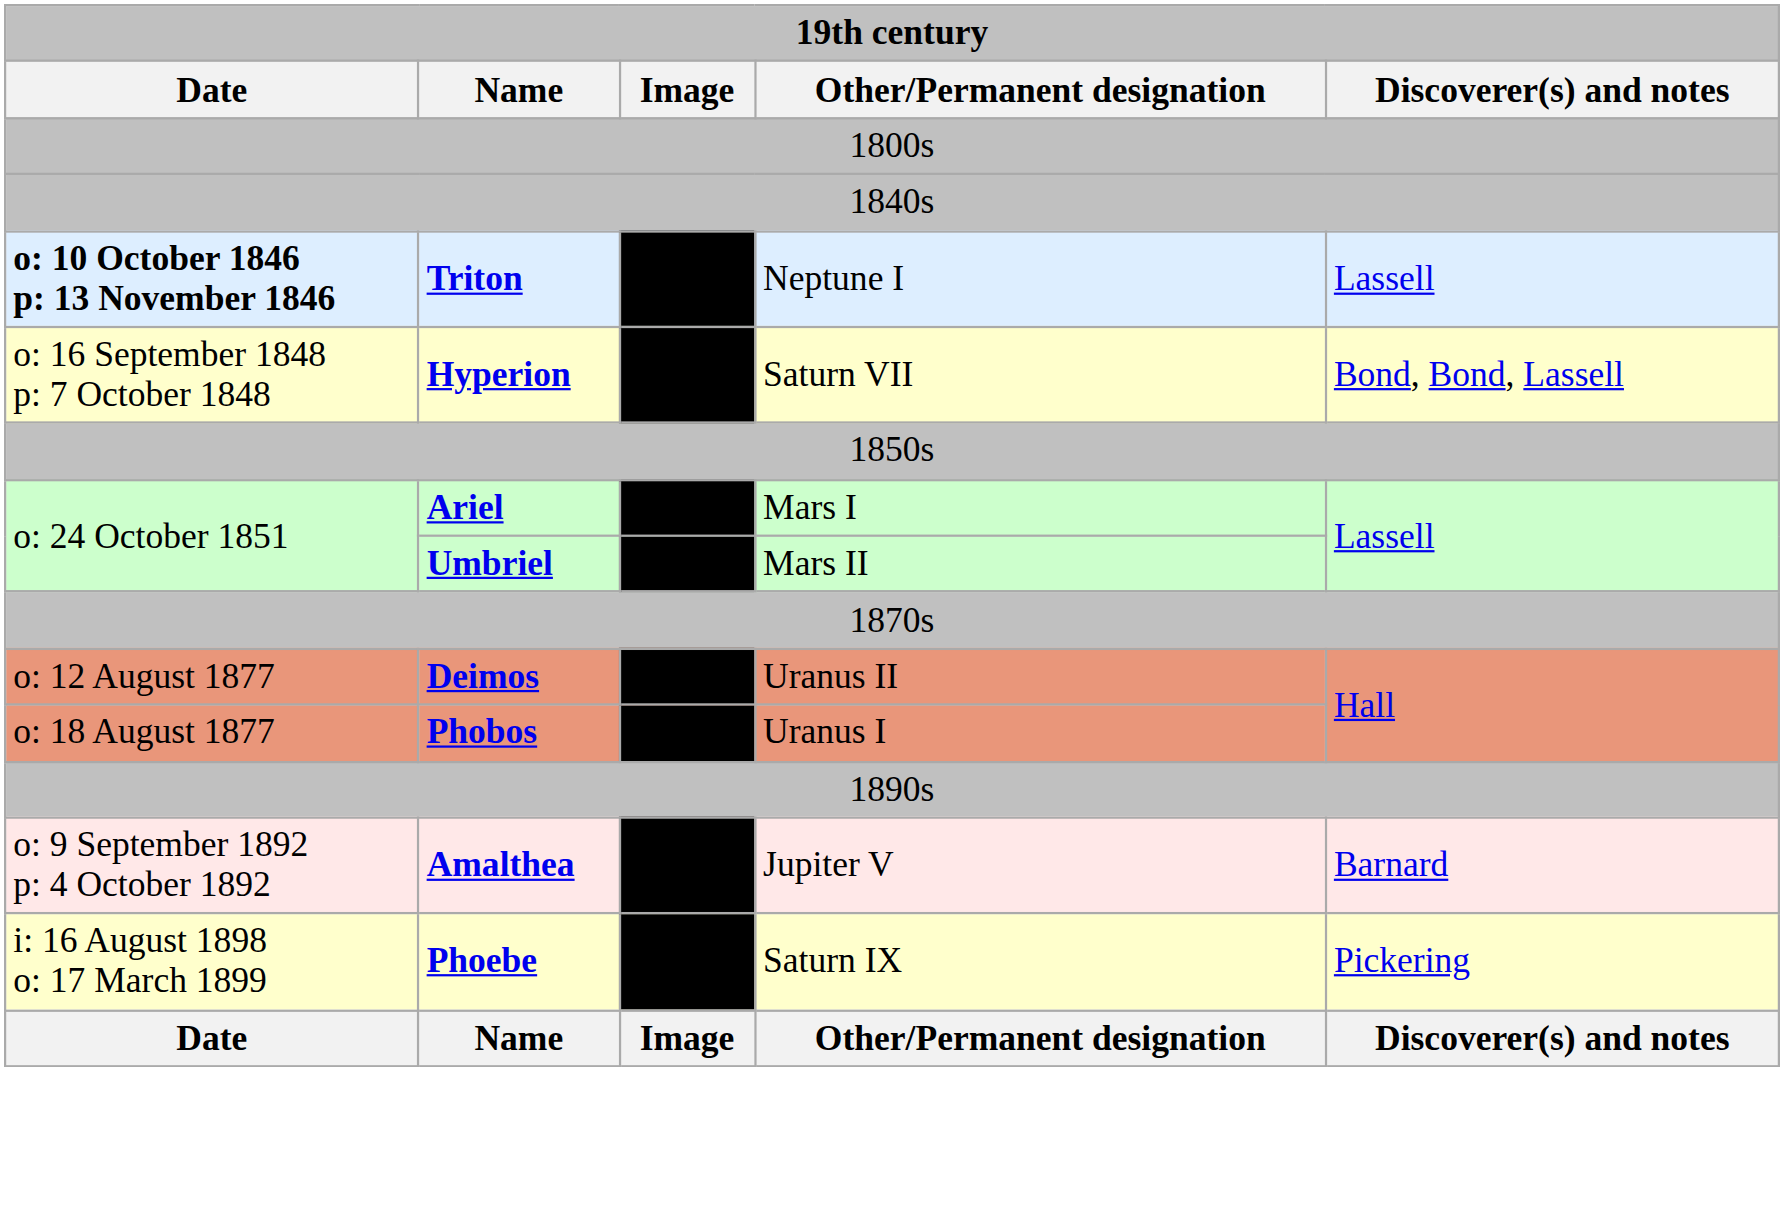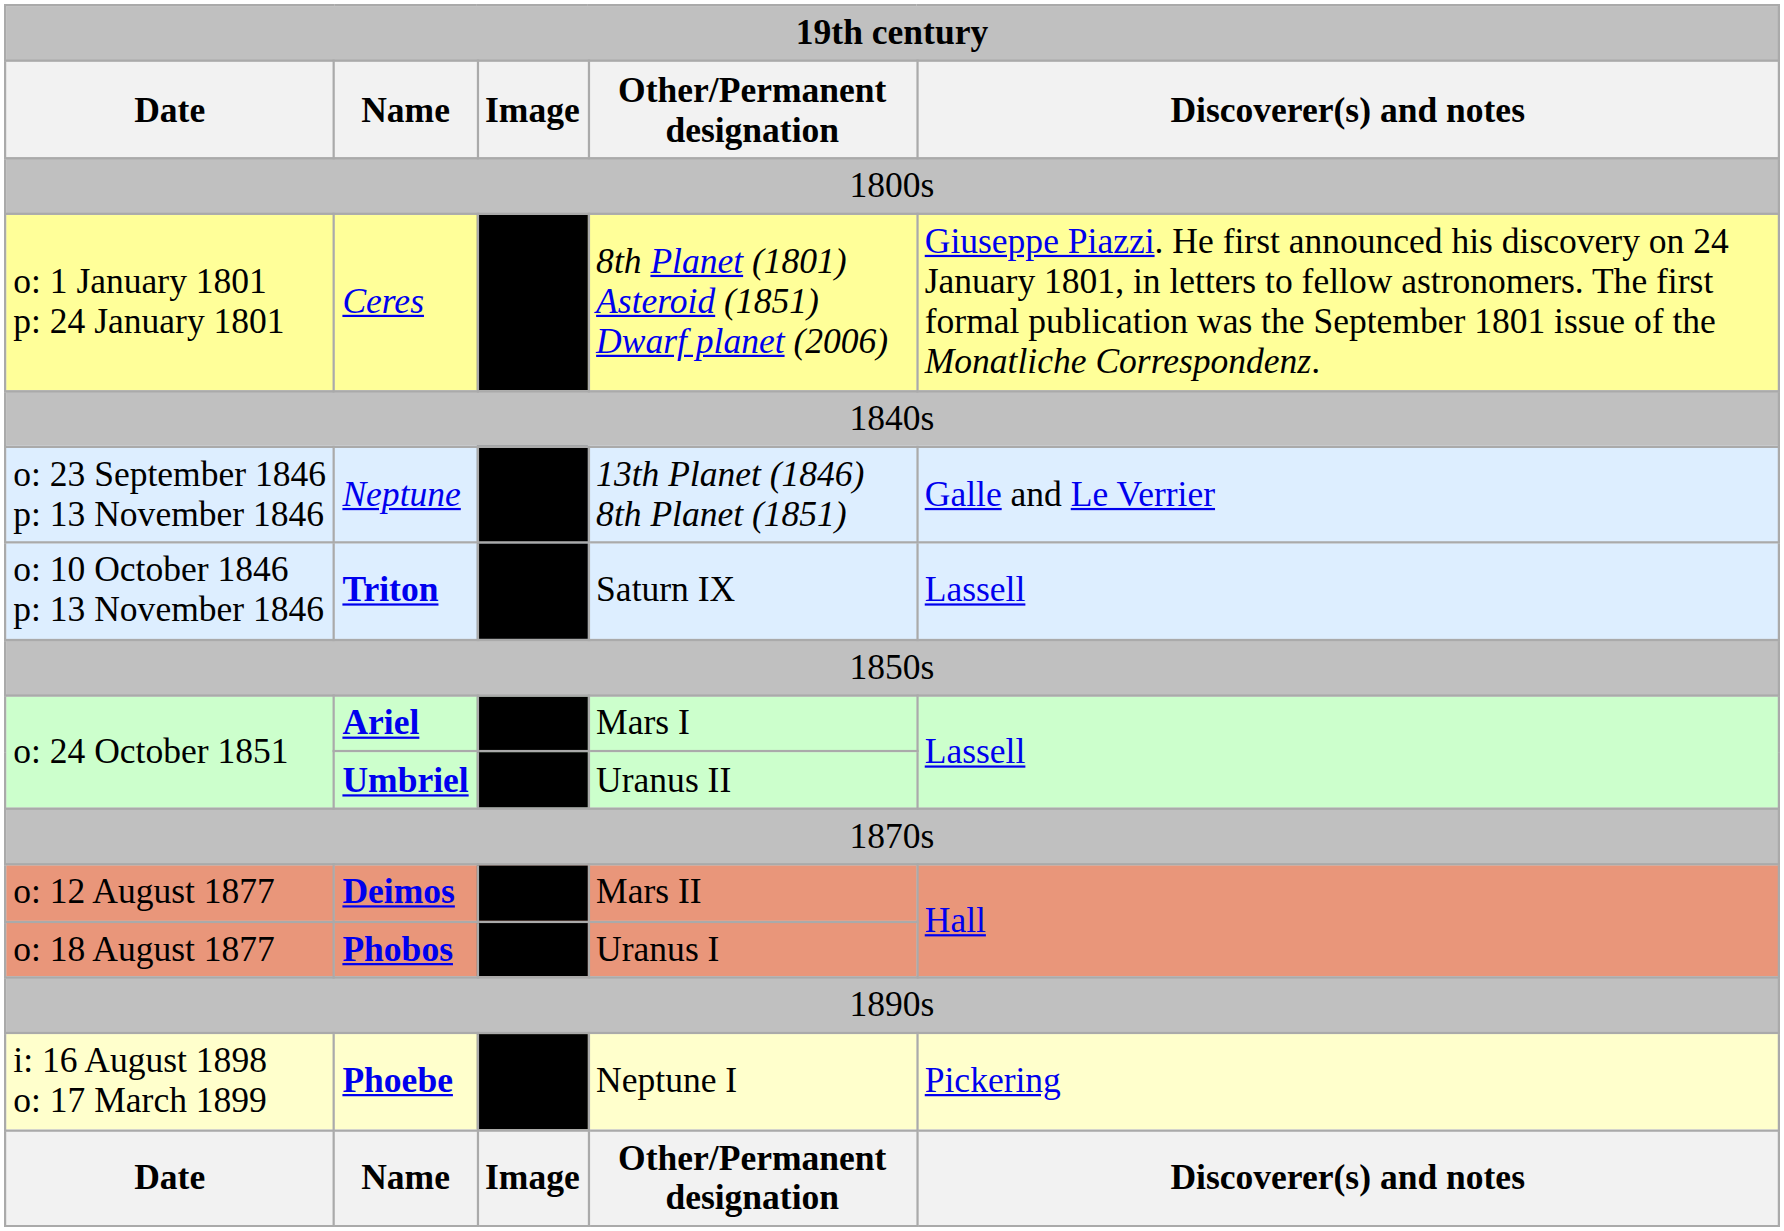+ row: (383, 301)
+ row: (402, 494)
(174, 277) bold -> (169, 590) normal
(834, 277) Neptune I -> (666, 590) Saturn IX
- row: (499, 374)
(816, 563) Mars II -> (664, 779) Uranus II
(831, 675) Uranus II -> (649, 892) Mars II
- row: (501, 864)
(833, 961) Saturn IX -> (667, 1081) Neptune I
